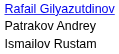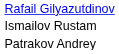rows swapped: (50, 26) <-> (51, 43)
